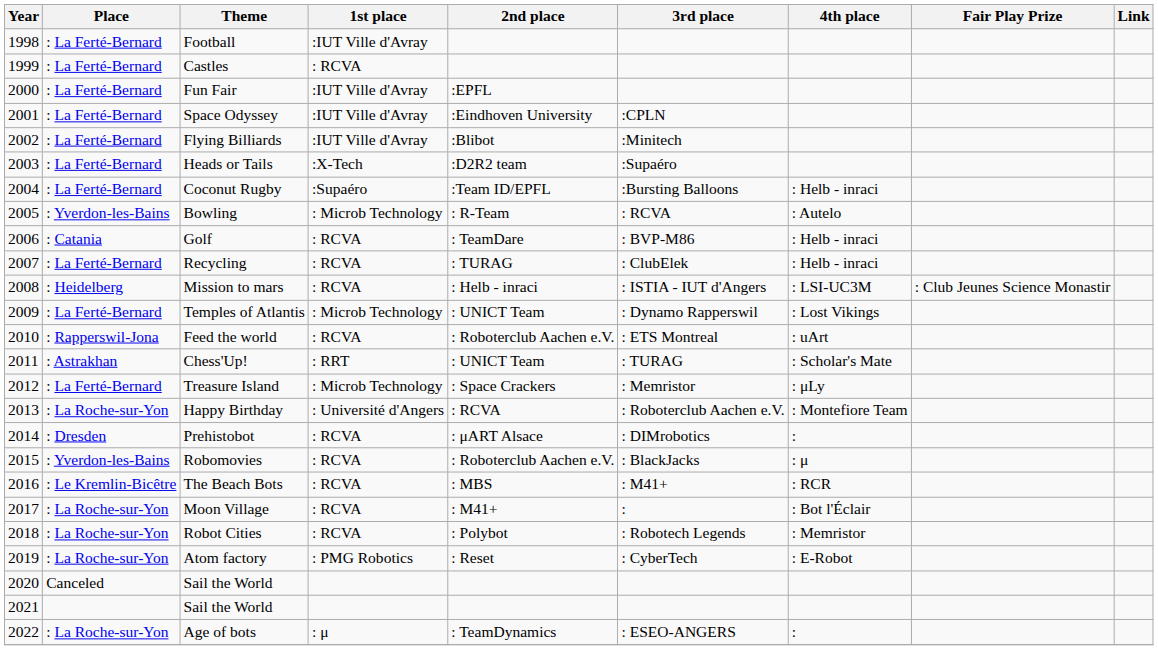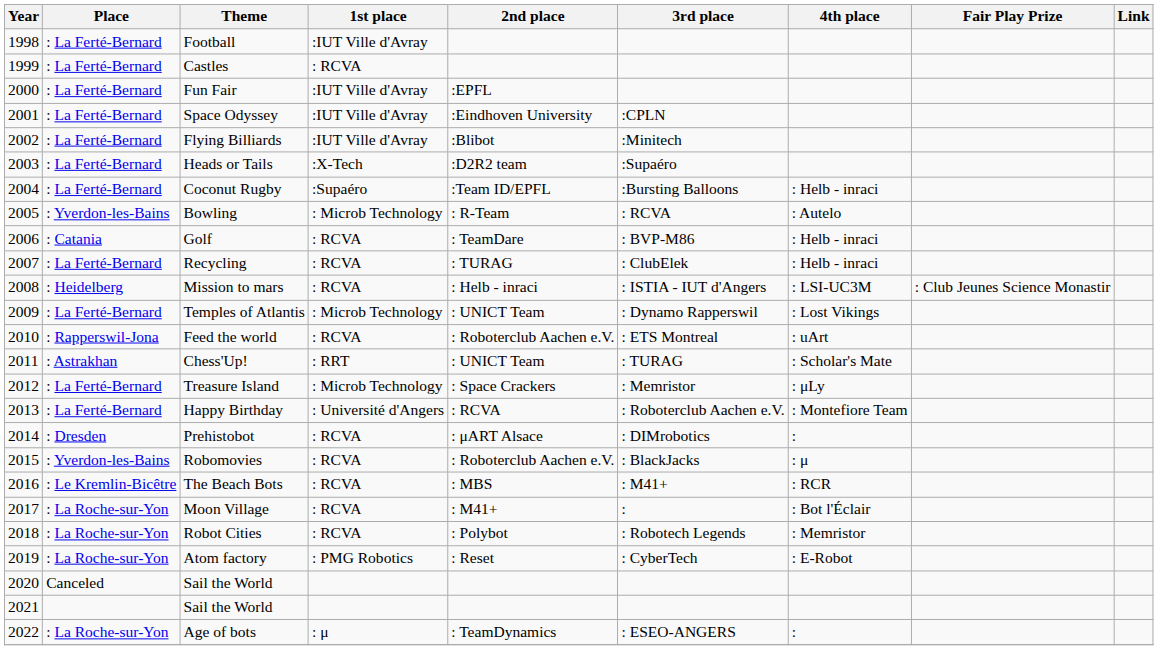(107, 410) : La Roche-sur-Yon -> (104, 410) : La Ferté-Bernard
